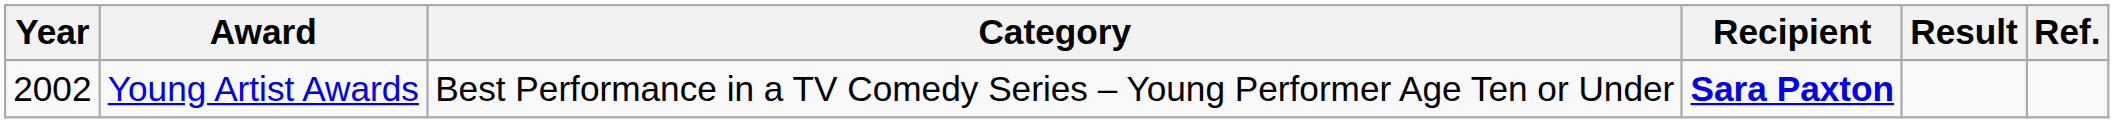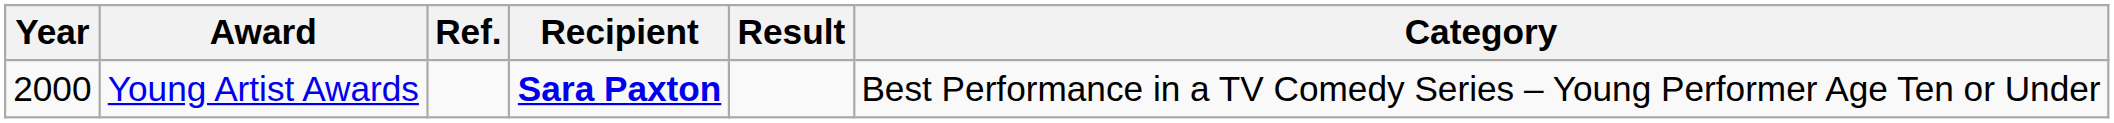columns swapped: (1055, 32) <-> (2067, 32)
(52, 88) 2002 -> (52, 88) 2000
